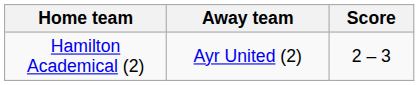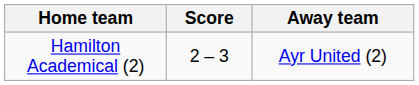columns swapped: (371, 18) <-> (248, 18)
